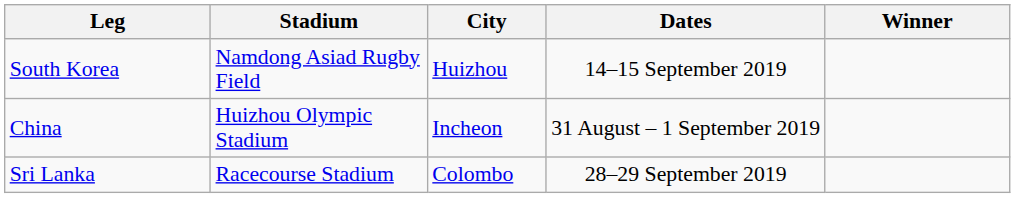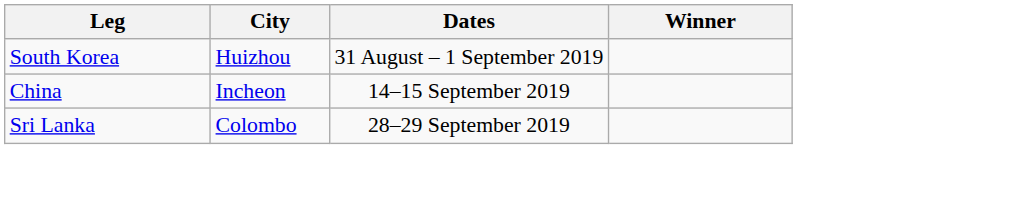- column: (319, 21)
(686, 68) 14–15 September 2019 -> (469, 56) 31 August – 1 September 2019
(686, 127) 31 August – 1 September 2019 -> (469, 90) 14–15 September 2019
